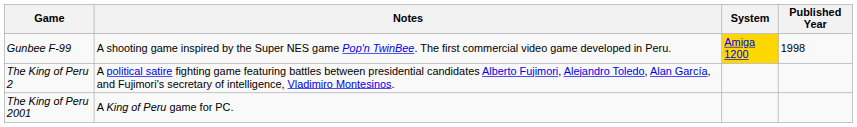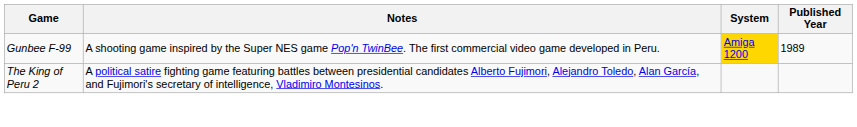(793, 48) 1998 -> (793, 48) 1989
- row: (48, 107)
